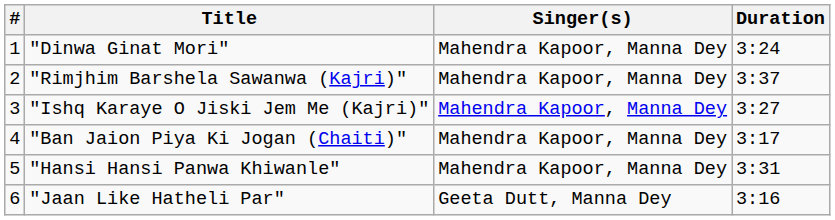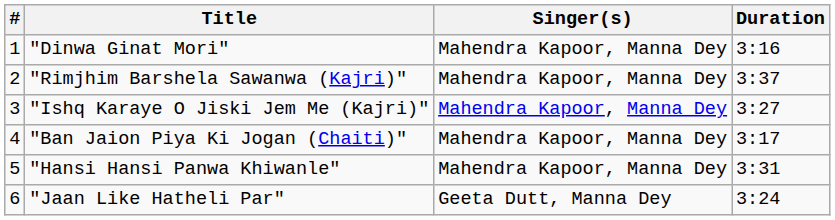(758, 50) 3:24 -> (758, 50) 3:16
(758, 199) 3:16 -> (758, 199) 3:24
